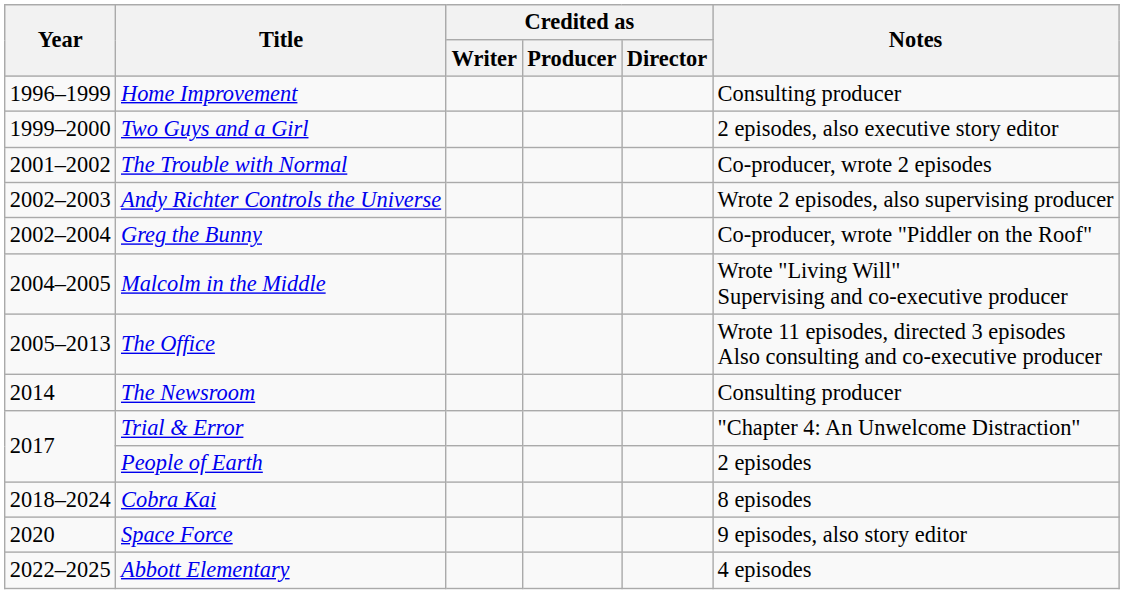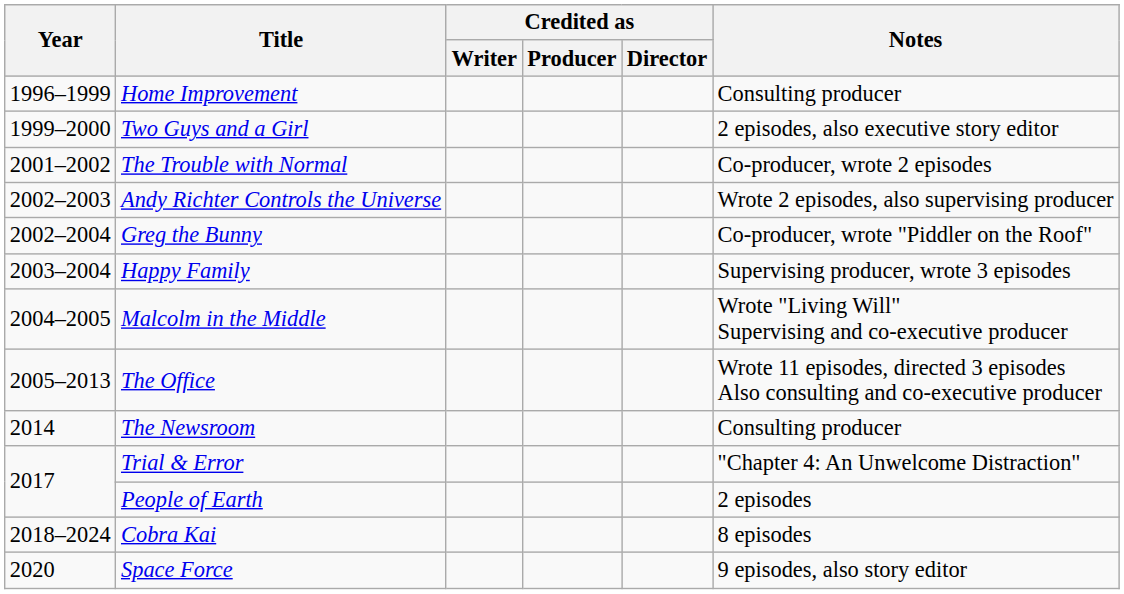+ row: (185, 270)
- row: (205, 570)
